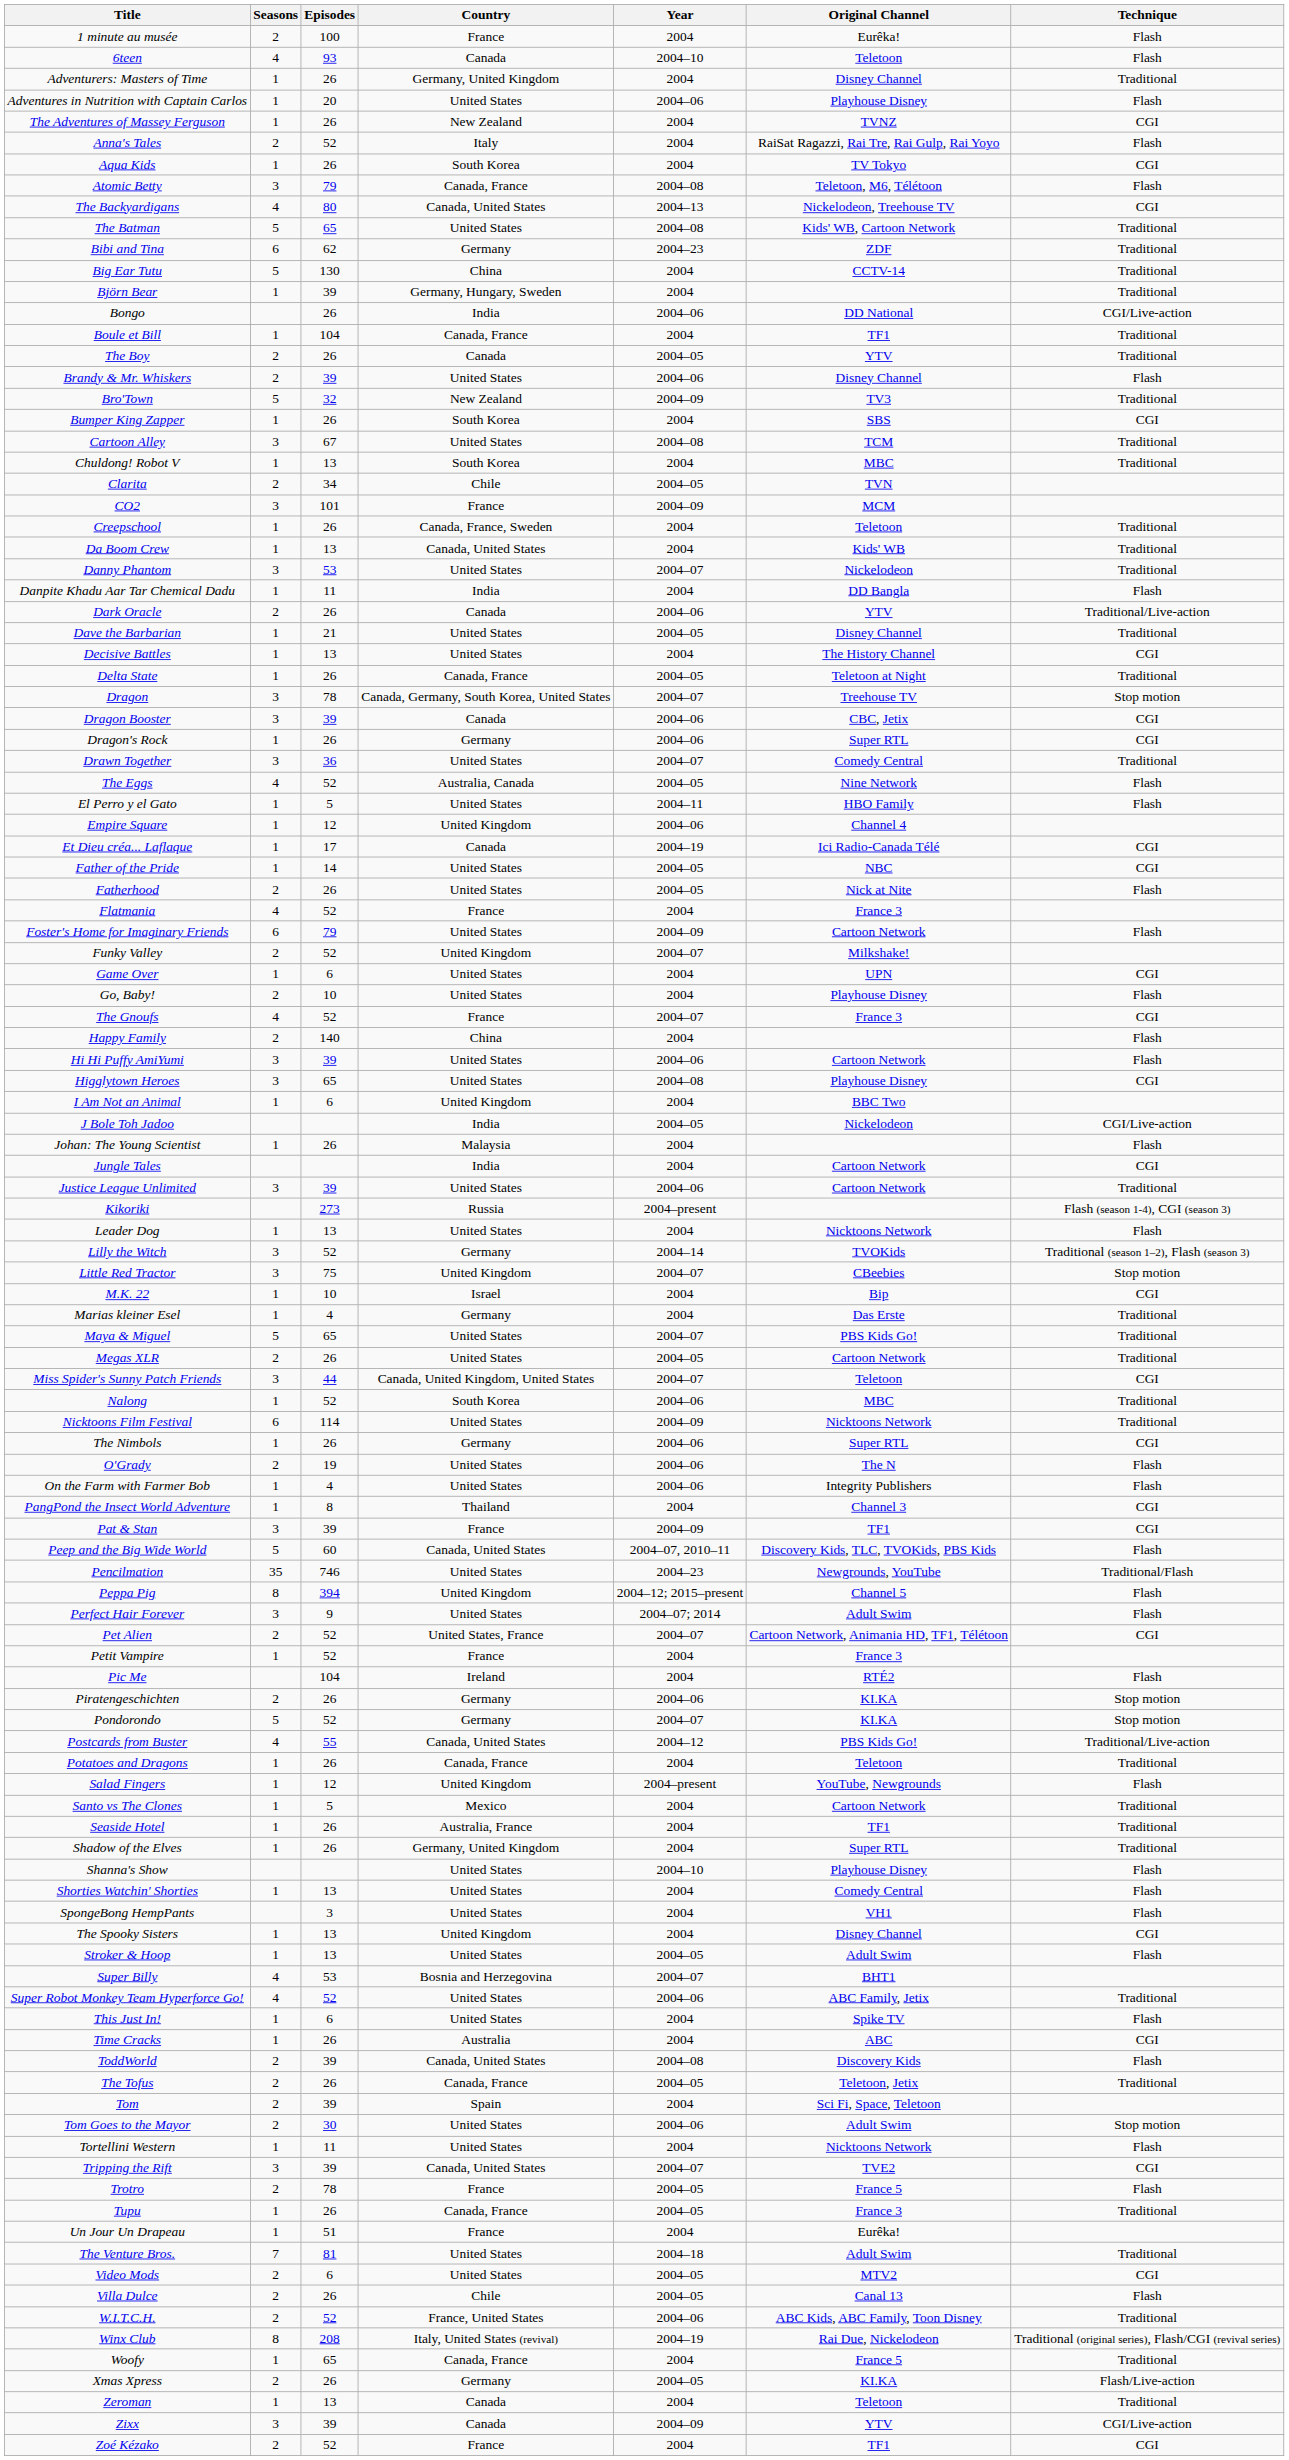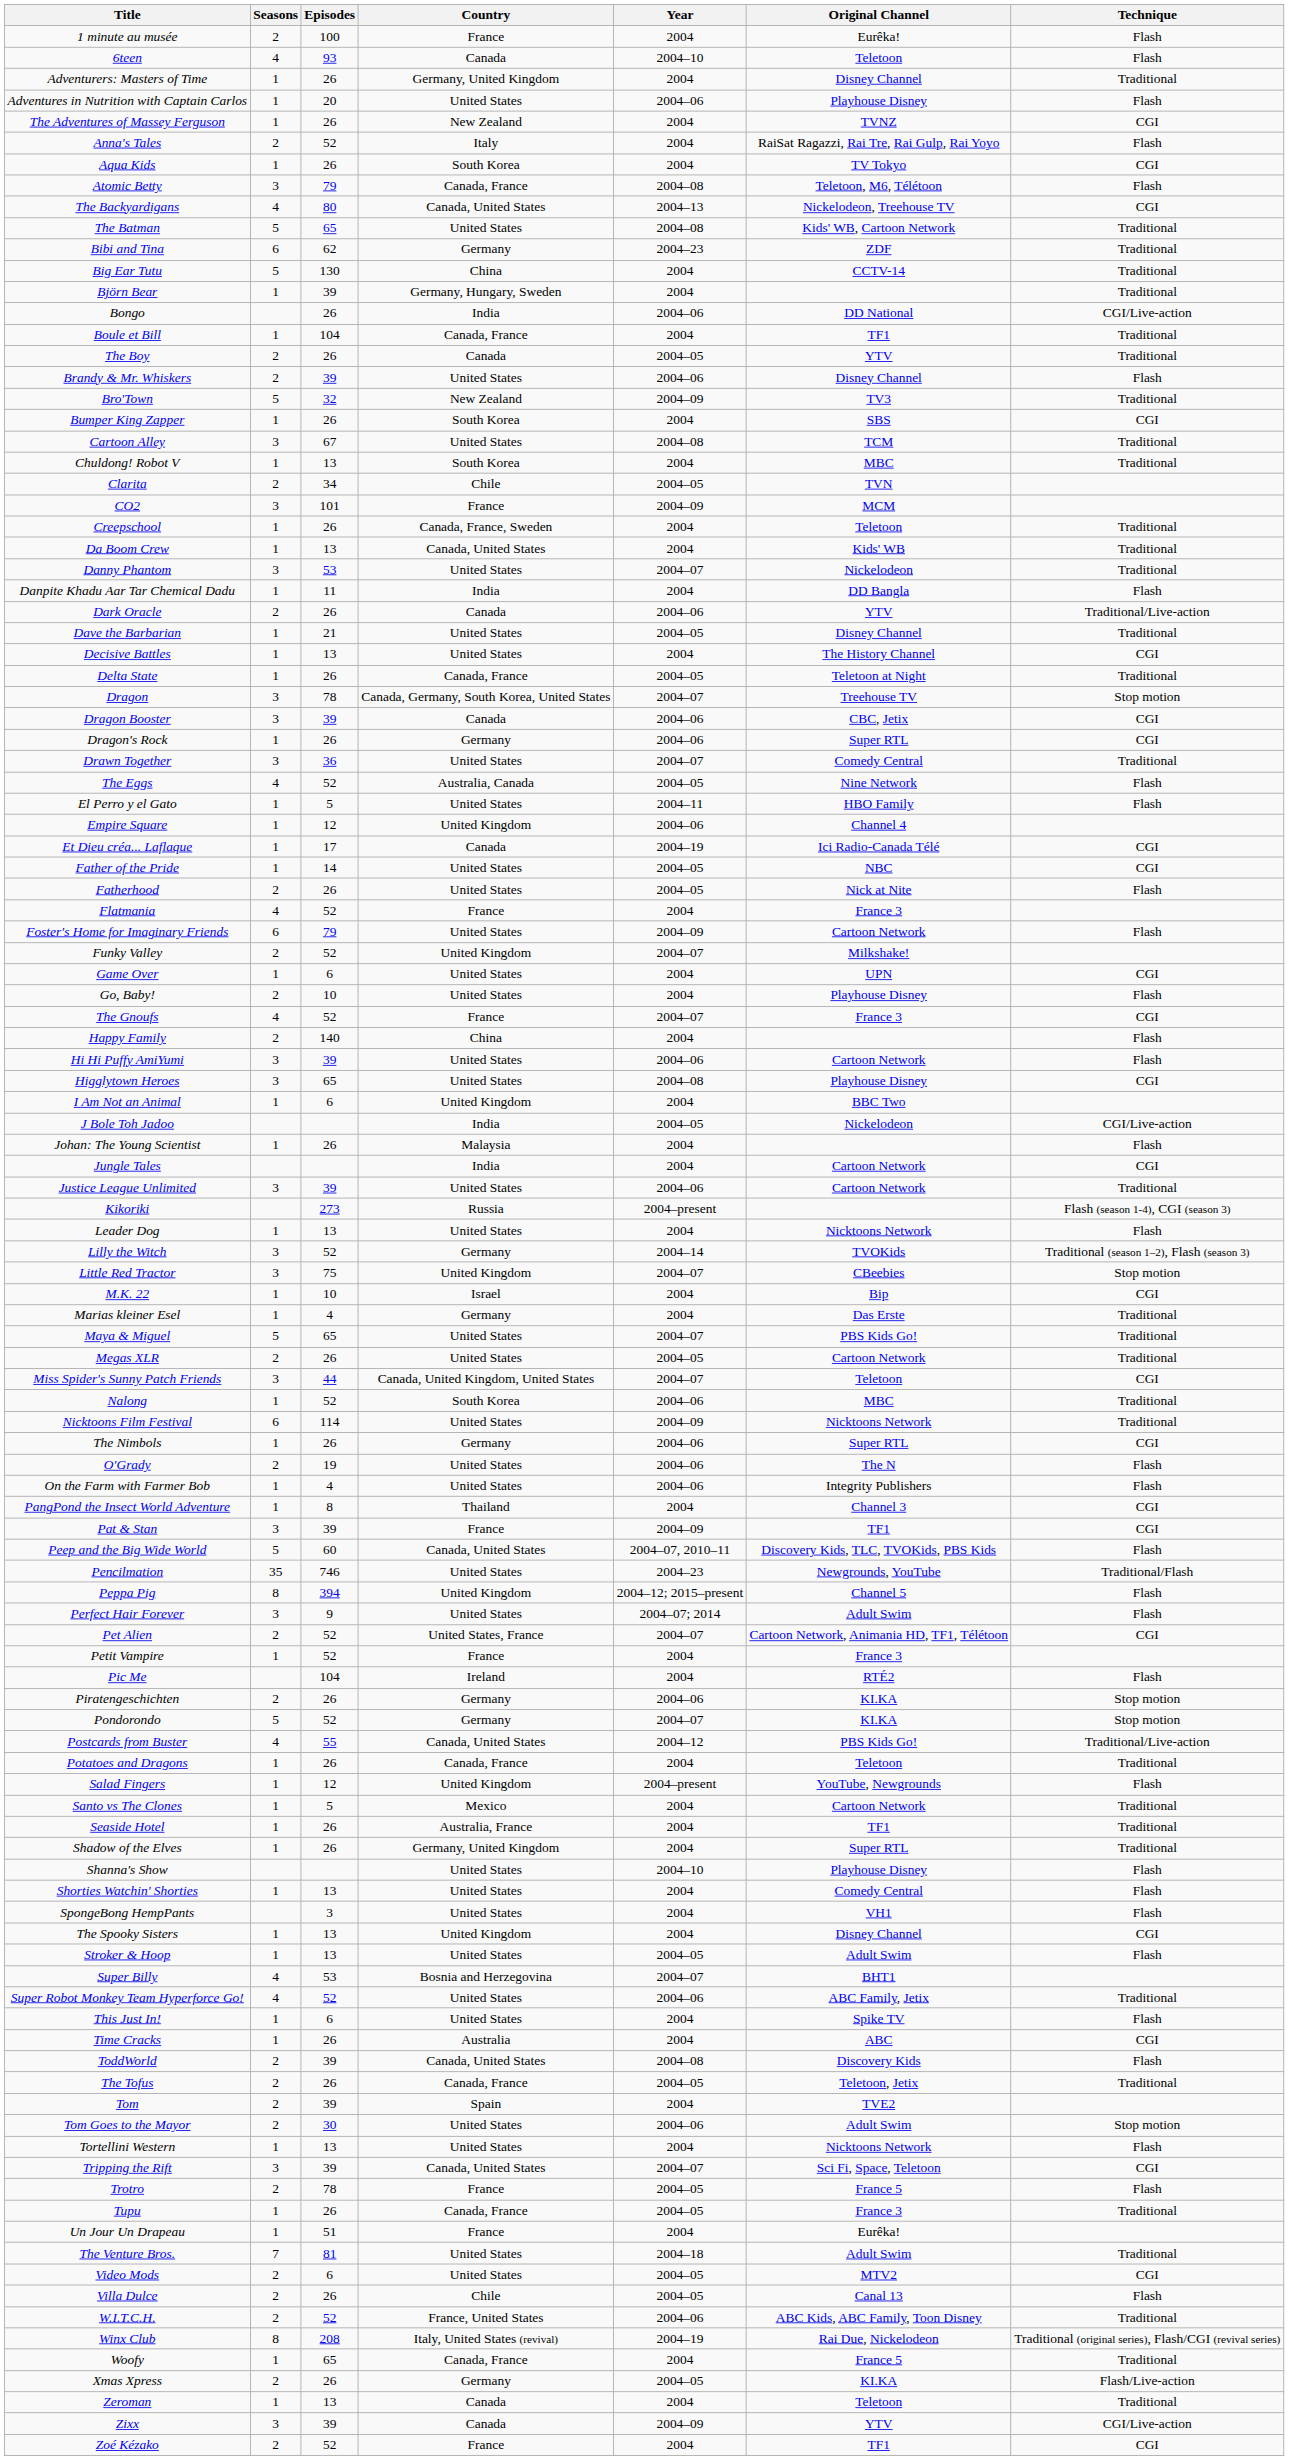(879, 2104) Sci Fi, Space, Teletoon -> (879, 2104) TVE2
(330, 2146) 11 -> (330, 2146) 13
(879, 2167) TVE2 -> (879, 2167) Sci Fi, Space, Teletoon
